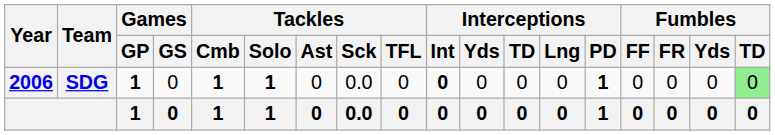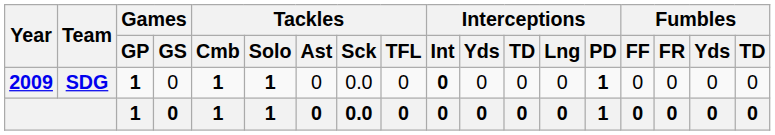(31, 82) 2006 -> (31, 82) 2009
(752, 82) lightgreen background -> (752, 82) no background
